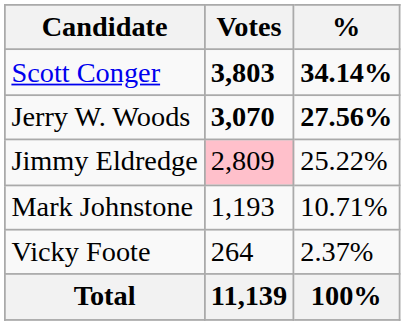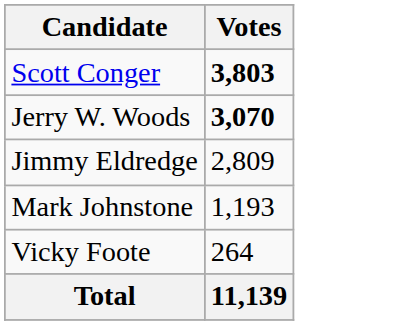- column: (346, 26)
(243, 161) pink background -> (243, 161) no background
